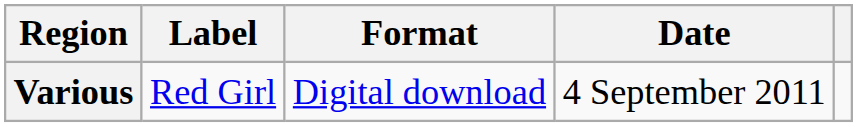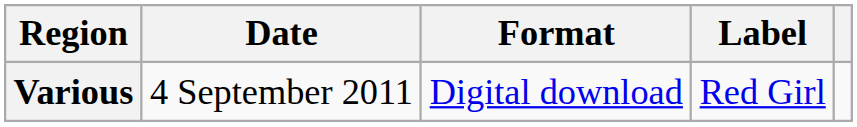columns swapped: (694, 33) <-> (213, 33)
